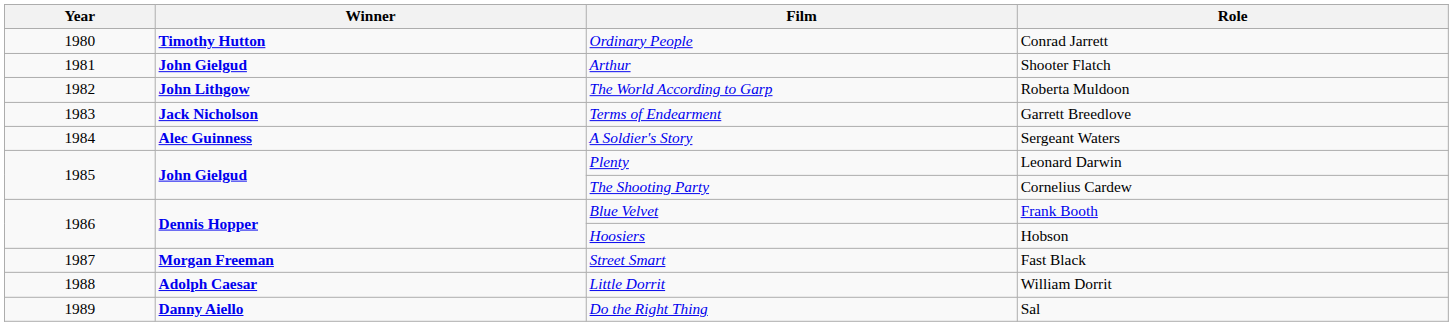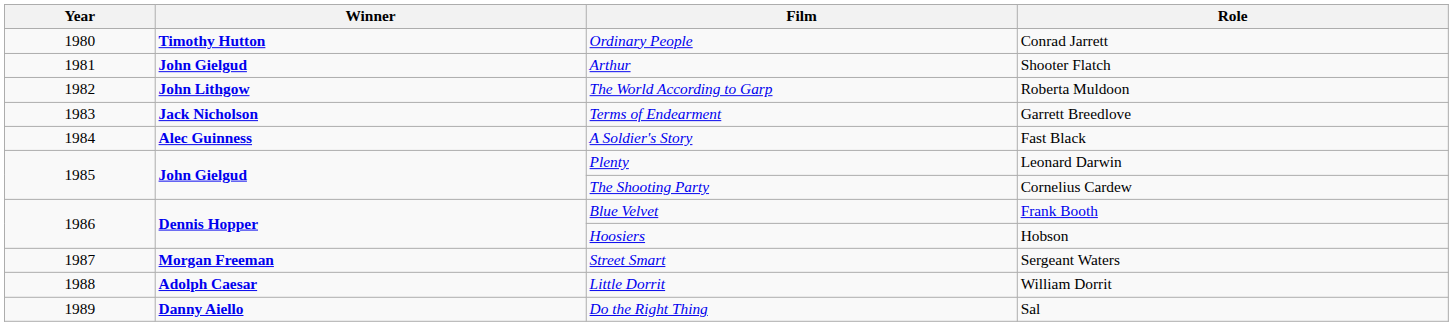(1070, 138) Sergeant Waters -> (1053, 138) Fast Black
(1053, 260) Fast Black -> (1070, 260) Sergeant Waters
